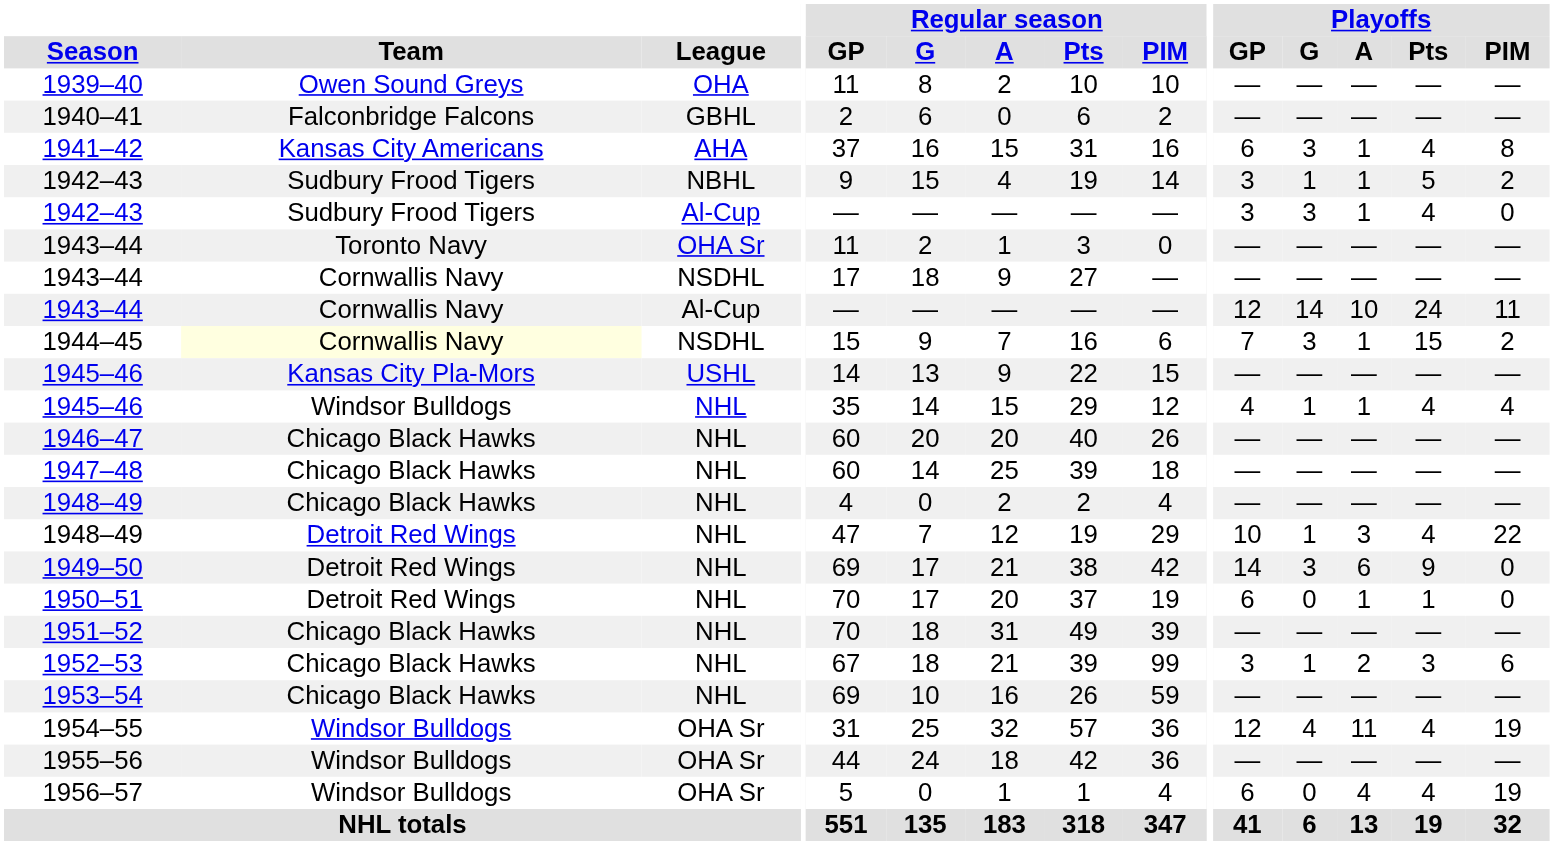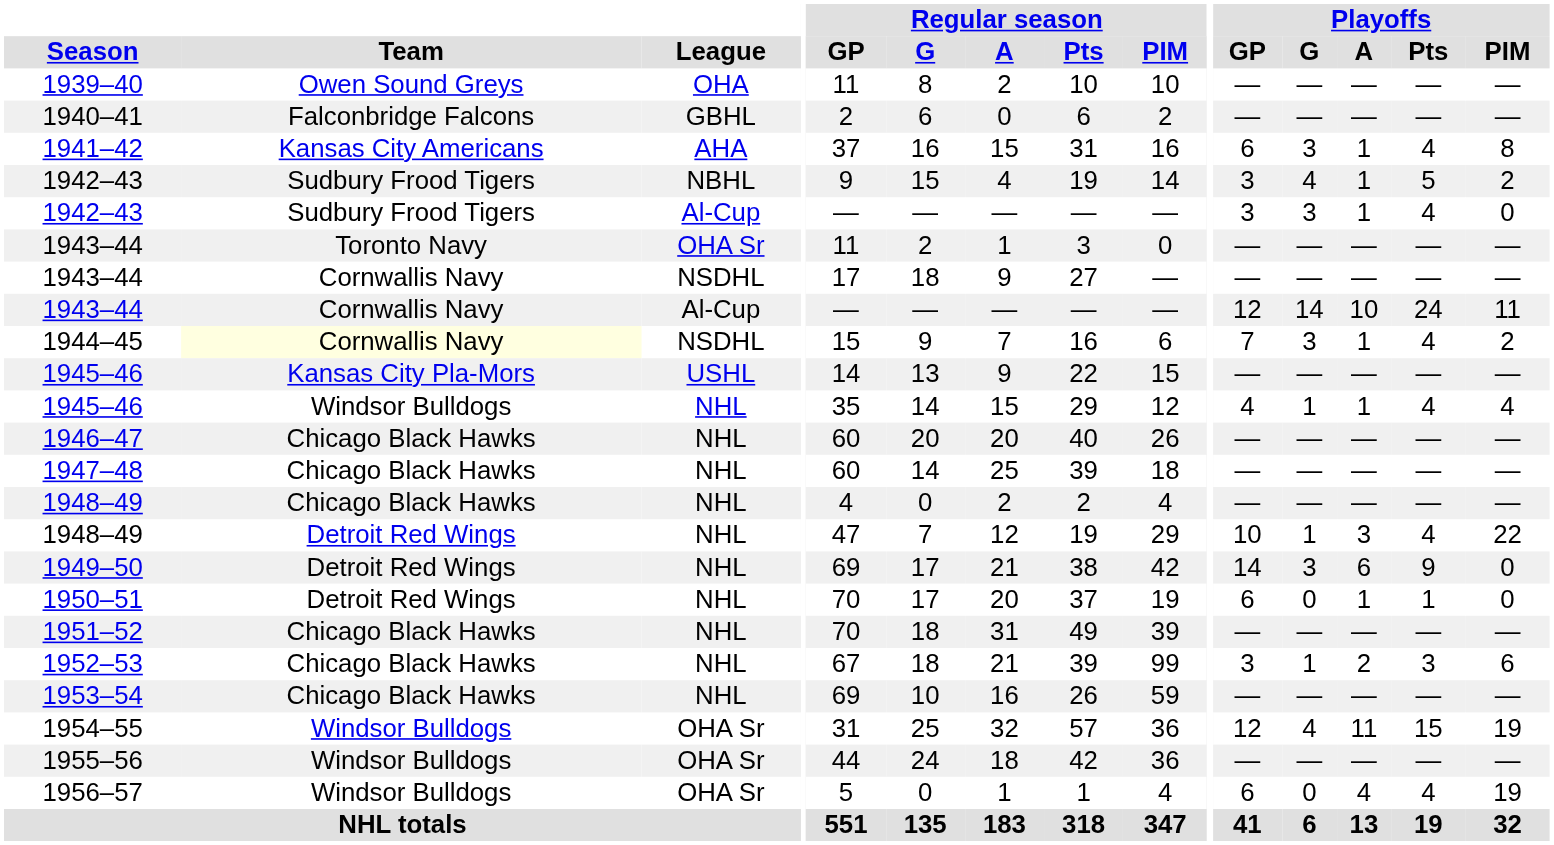(1309, 180) 1 -> (1309, 180) 4
(1428, 341) 15 -> (1428, 341) 4
(1428, 728) 4 -> (1428, 728) 15
